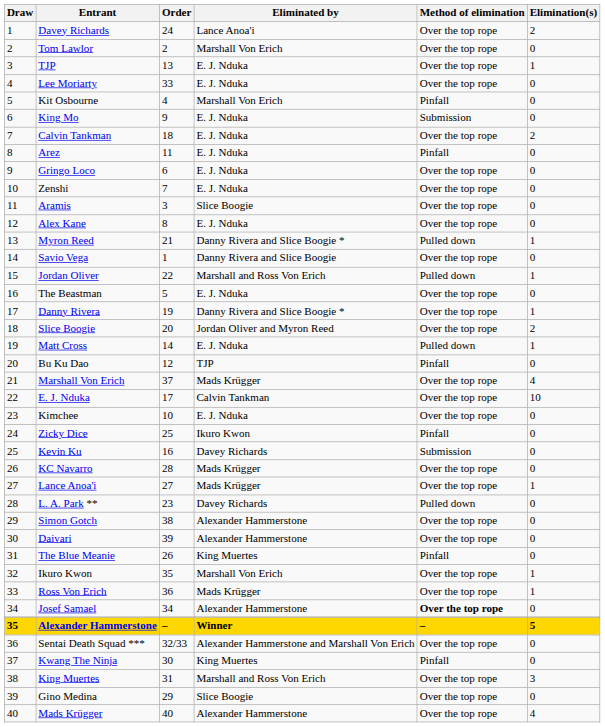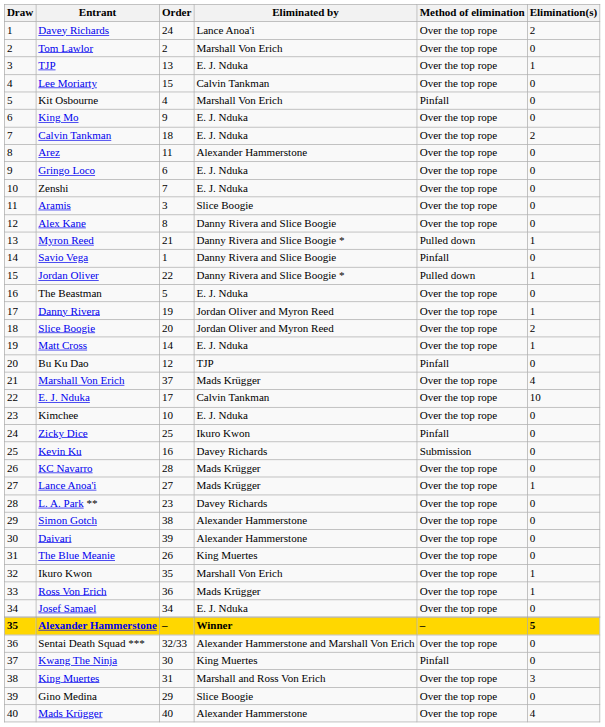(167, 83) 33 -> (167, 83) 15
(222, 83) E. J. Nduka -> (233, 83) Calvin Tankman
(445, 118) Submission -> (458, 118) Over the top rope
(222, 153) E. J. Nduka -> (252, 153) Alexander Hammerstone
(434, 153) Pinfall -> (458, 153) Over the top rope
(222, 223) E. J. Nduka -> (266, 223) Danny Rivera and Slice Boogie
(458, 258) Over the top rope -> (434, 258) Pinfall
(261, 275) Marshall and Ross Von Erich -> (270, 275) Danny Rivera and Slice Boogie *
(270, 310) Danny Rivera and Slice Boogie * -> (265, 310) Jordan Oliver and Myron Reed
(447, 345) Pulled down -> (458, 345) Over the top rope
(447, 503) Pulled down -> (458, 503) Over the top rope
(434, 556) Pinfall -> (458, 556) Over the top rope
(252, 608) Alexander Hammerstone -> (222, 608) E. J. Nduka
(461, 608) bold -> (458, 608) normal
